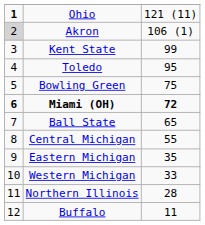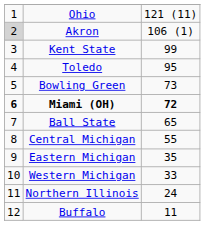(14, 13) bold -> (14, 13) normal
(171, 85) 75 -> (171, 85) 73
(171, 194) 28 -> (171, 194) 24
